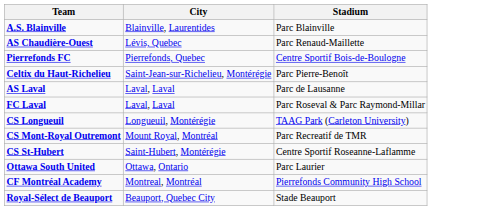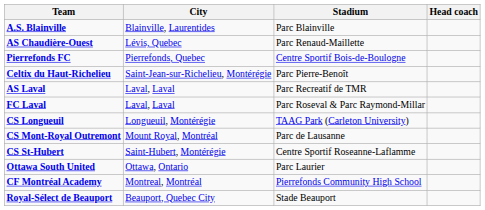+ column: (454, 12)
(310, 89) Parc de Lausanne -> (321, 89) Parc Recreatif de TMR
(321, 136) Parc Recreatif de TMR -> (310, 136) Parc de Lausanne
